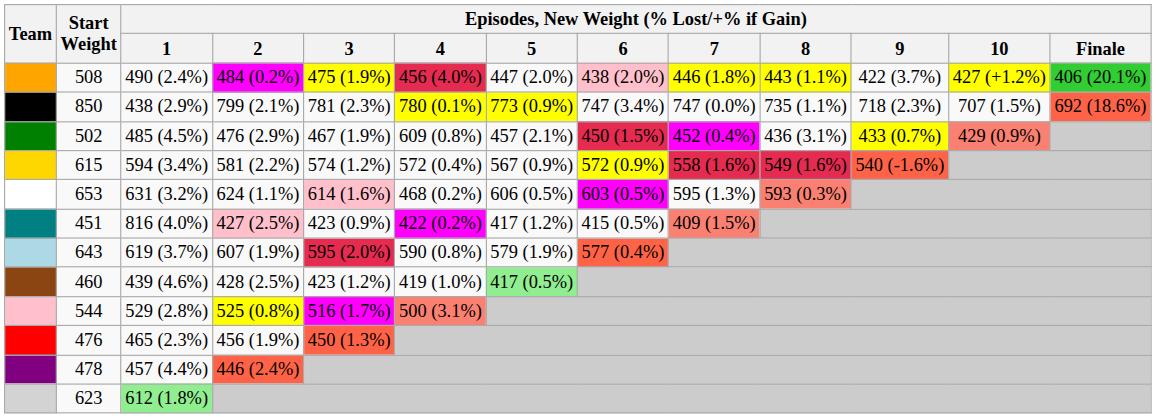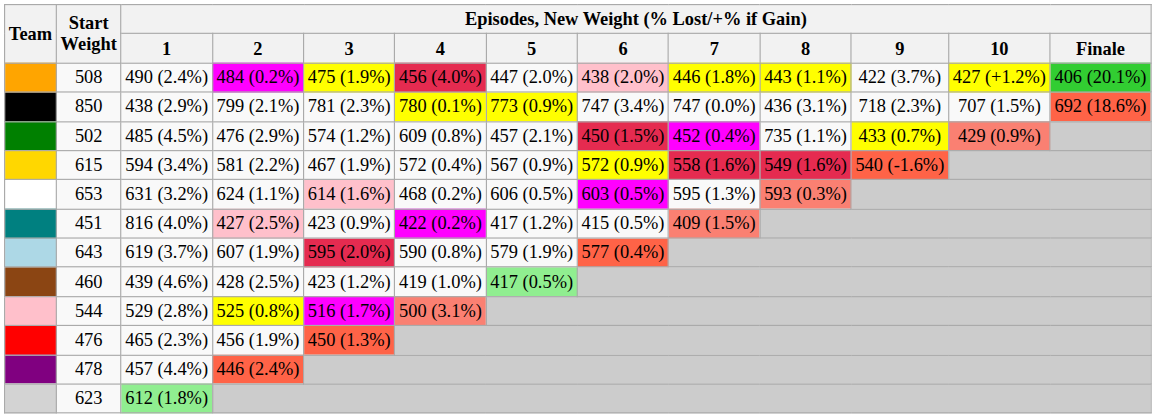(806, 106) 735 (1.1%) -> (806, 106) 436 (3.1%)
(349, 135) 467 (1.9%) -> (349, 135) 574 (1.2%)
(806, 135) 436 (3.1%) -> (806, 135) 735 (1.1%)
(349, 164) 574 (1.2%) -> (349, 164) 467 (1.9%)
